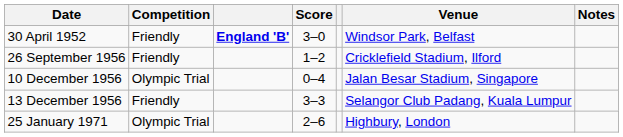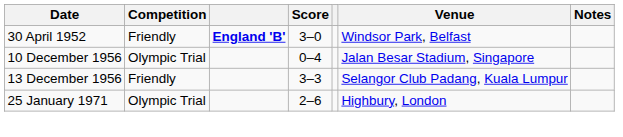- row: (67, 57)
